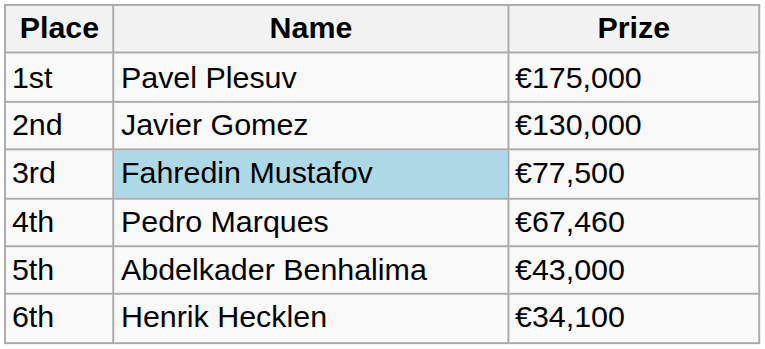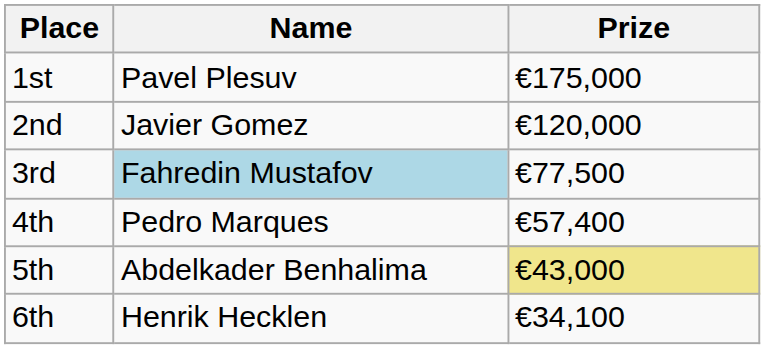(578, 125) €130,000 -> (578, 125) €120,000
(570, 221) €67,460 -> (570, 221) €57,400
(570, 269) no background -> (570, 269) khaki background
